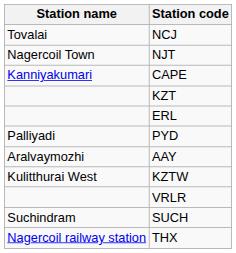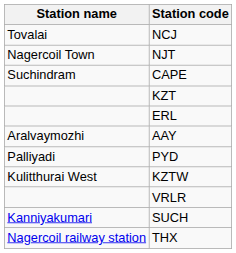(50, 75) Kanniyakumari -> (42, 75) Suchindram
rows swapped: (164, 156) <-> (165, 136)
(42, 217) Suchindram -> (50, 217) Kanniyakumari
